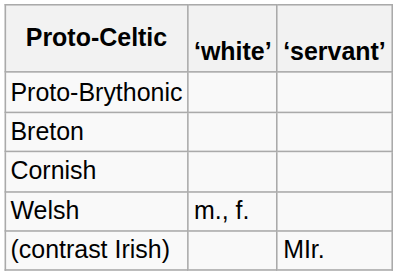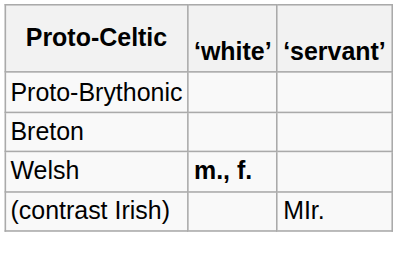- row: (53, 171)
(222, 210) normal -> (223, 171) bold
